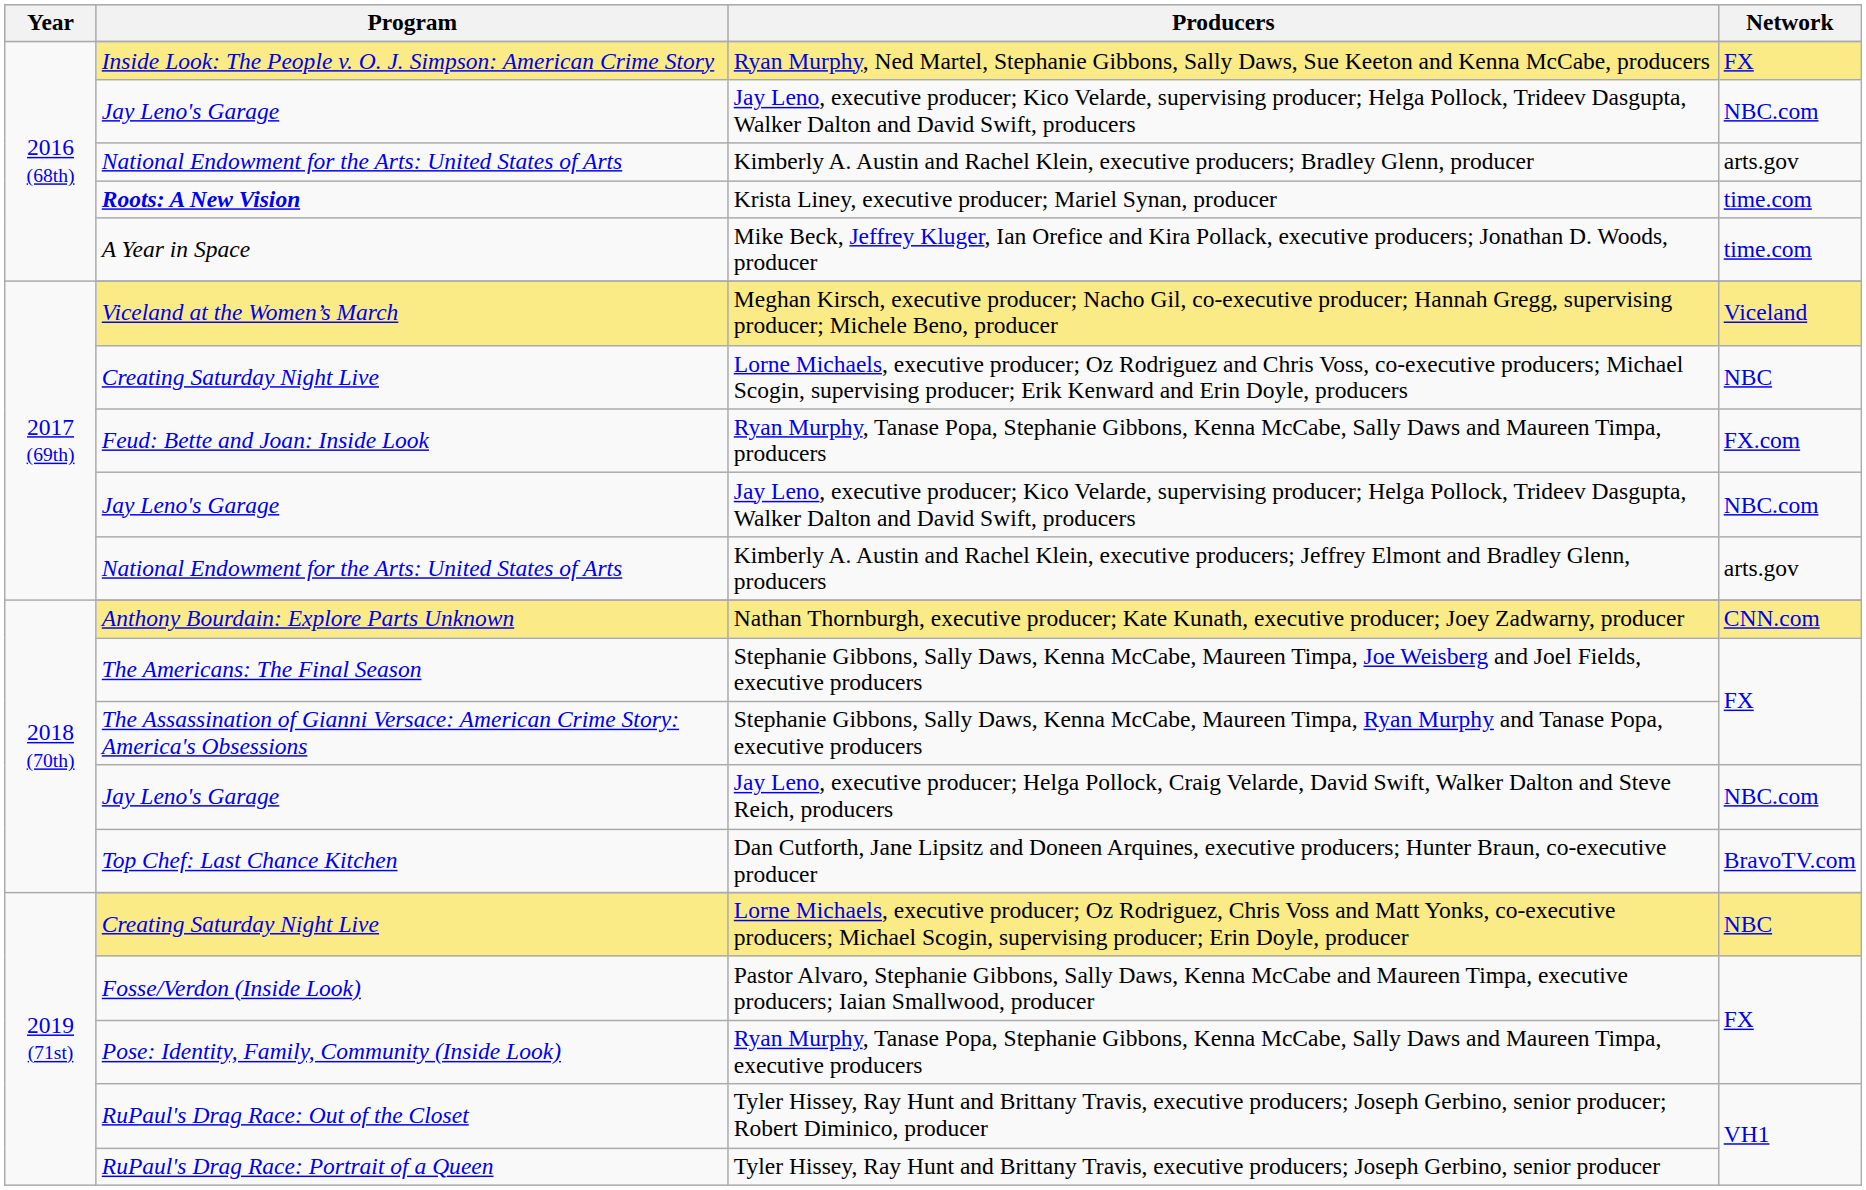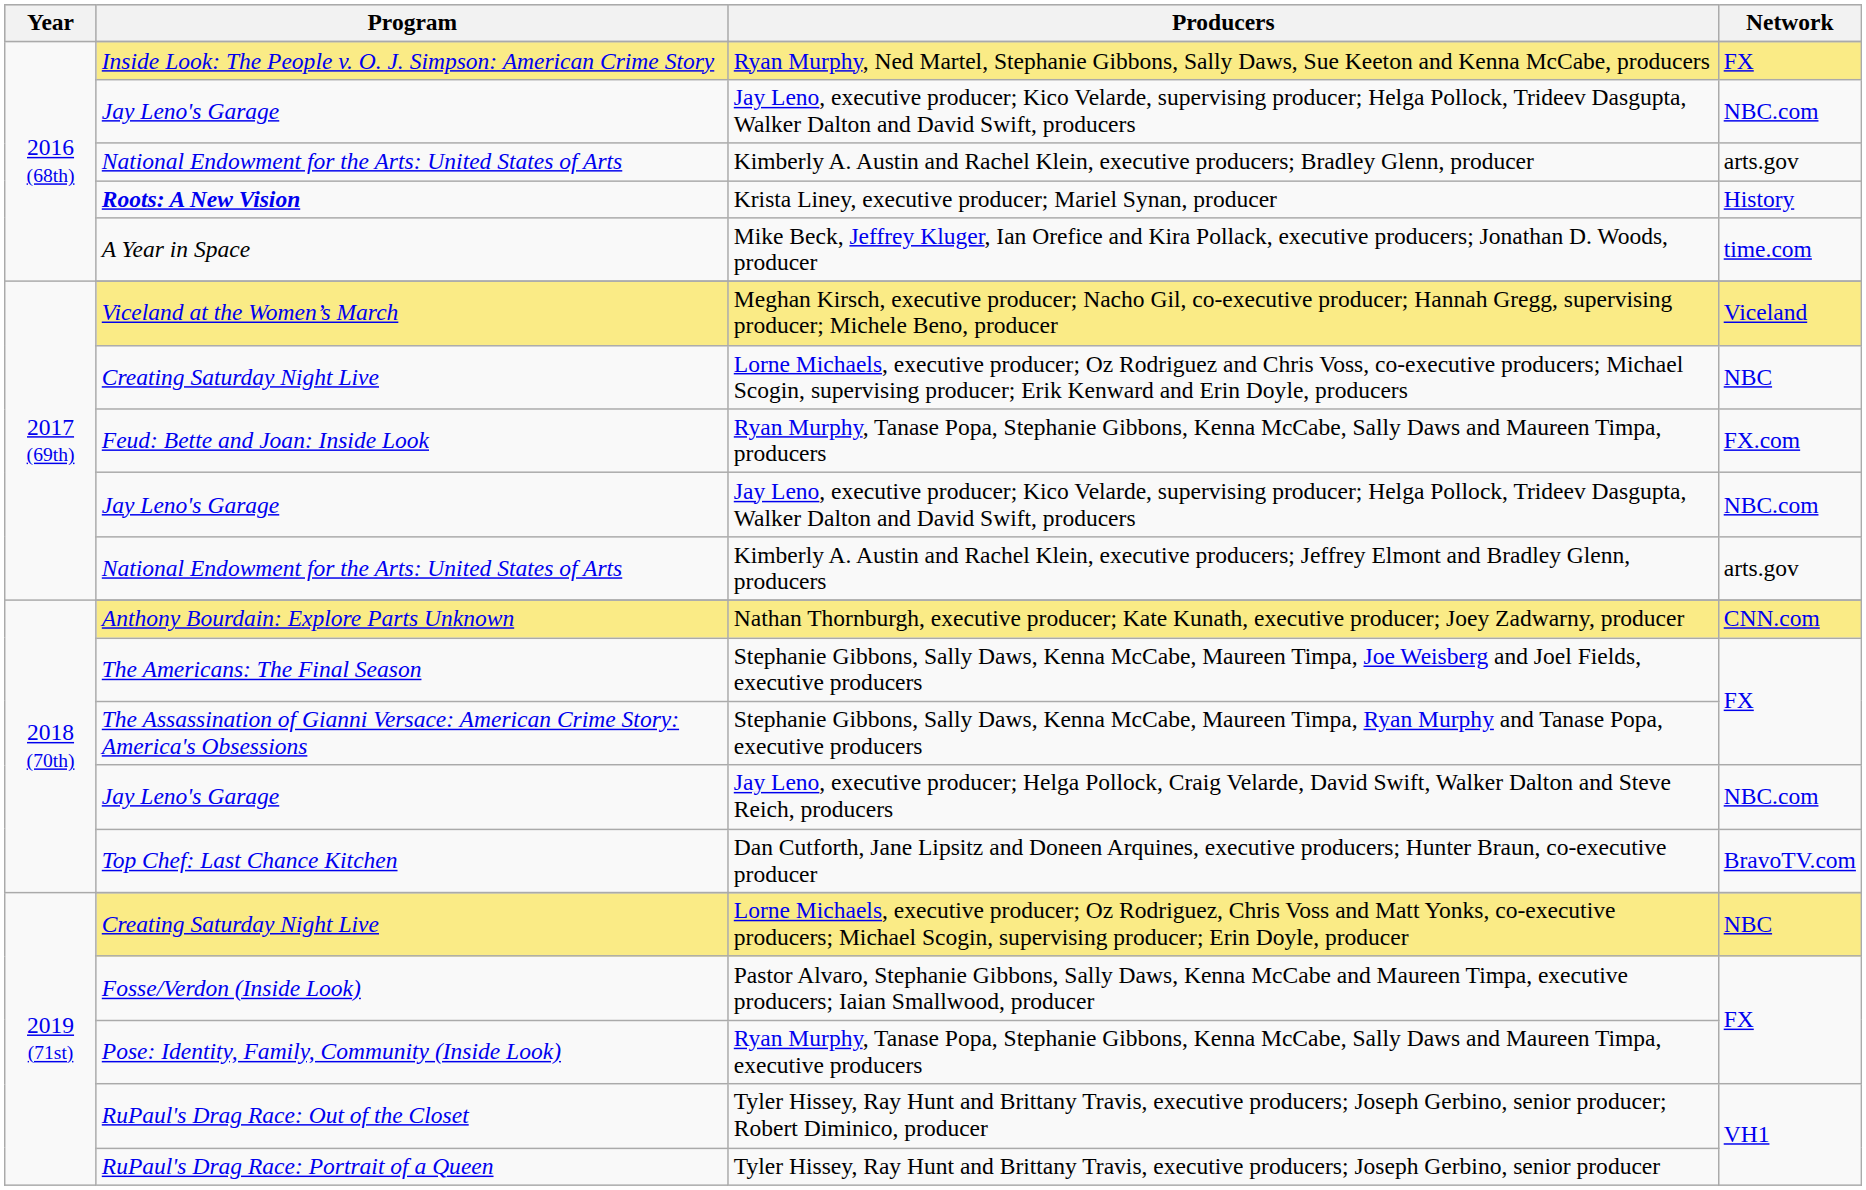(1768, 198) time.com -> (1759, 198) History
